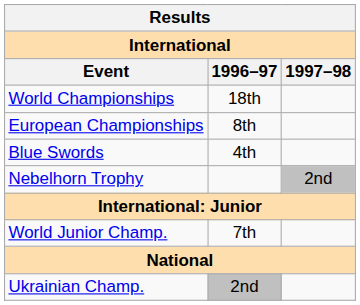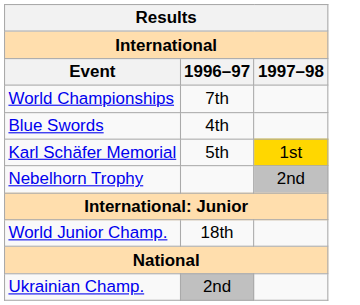(244, 98) 18th -> (217, 98) 7th
- row: (106, 125)
+ row: (92, 152)
(244, 233) 7th -> (217, 233) 18th
